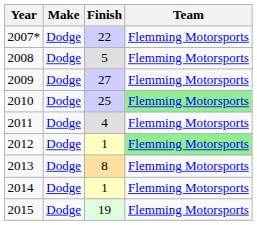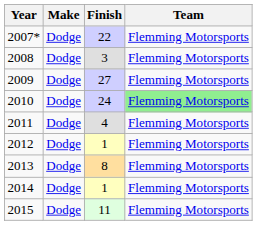(105, 58) 5 -> (105, 58) 3
(105, 101) 25 -> (105, 101) 24
(188, 144) lightgreen background -> (188, 144) no background
(105, 209) 19 -> (105, 209) 11
